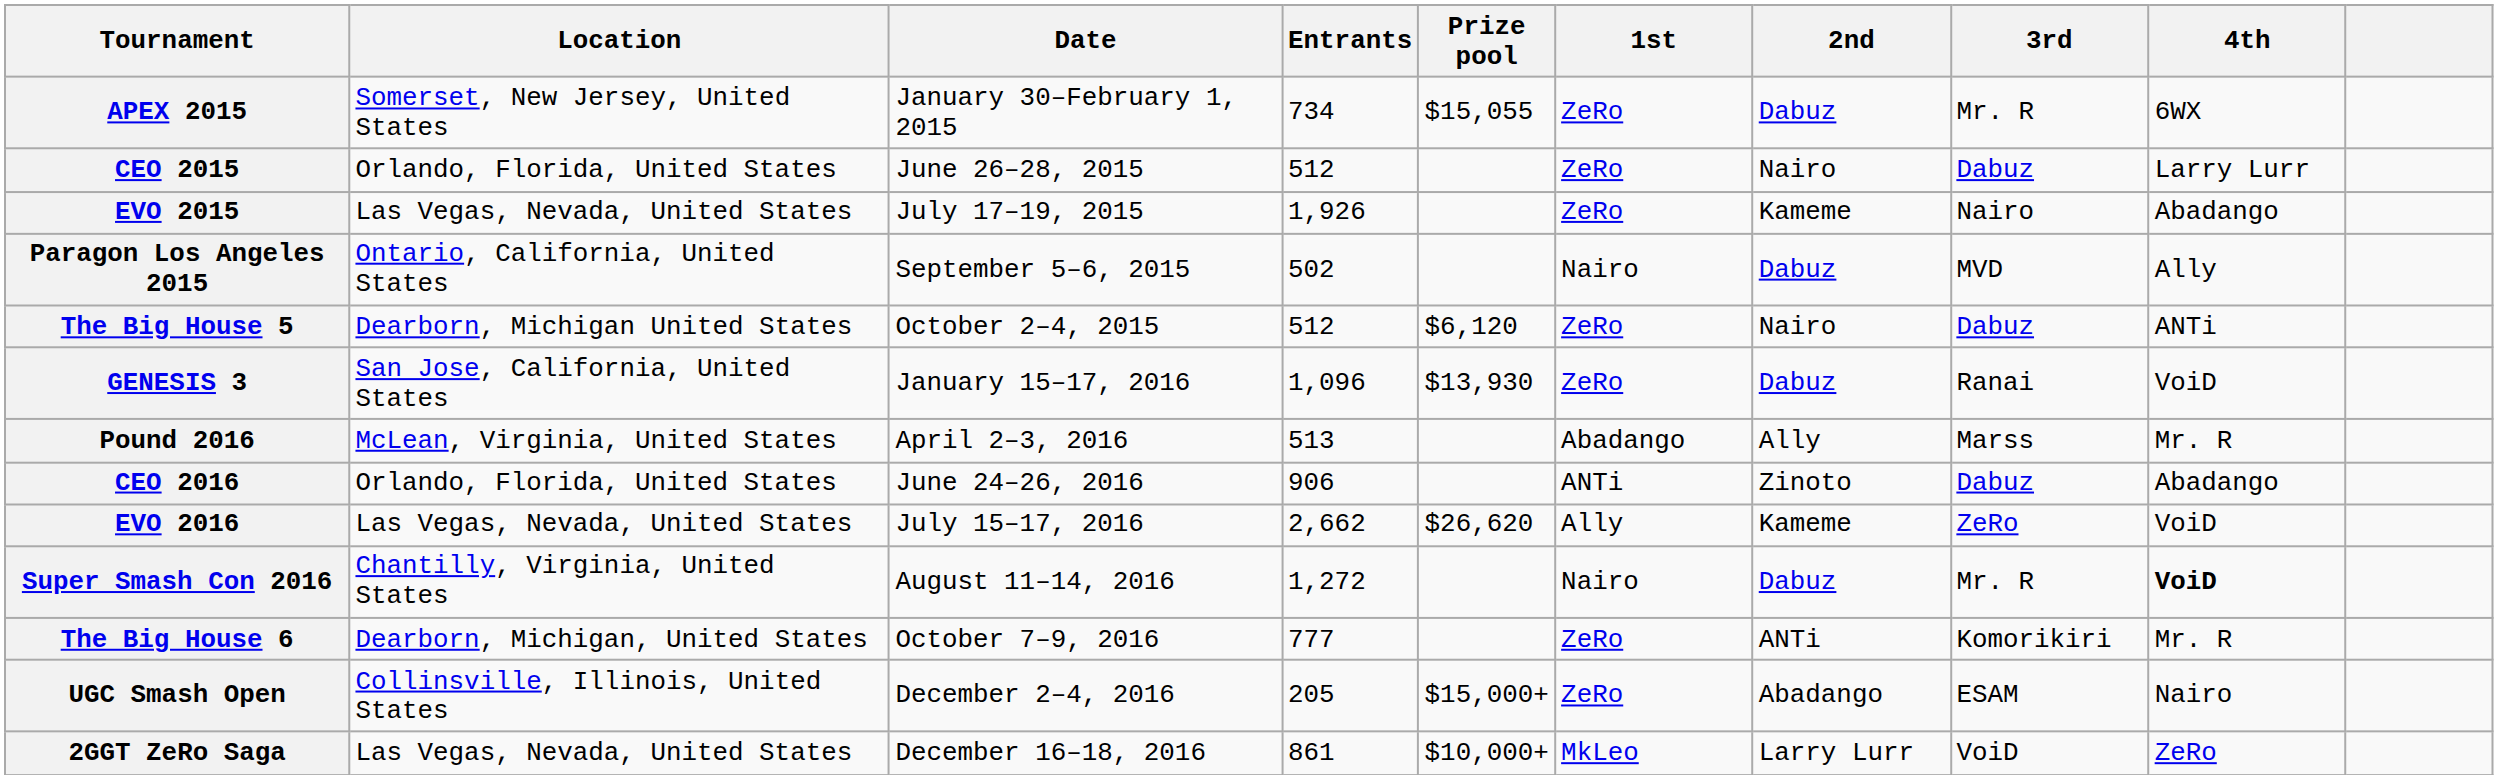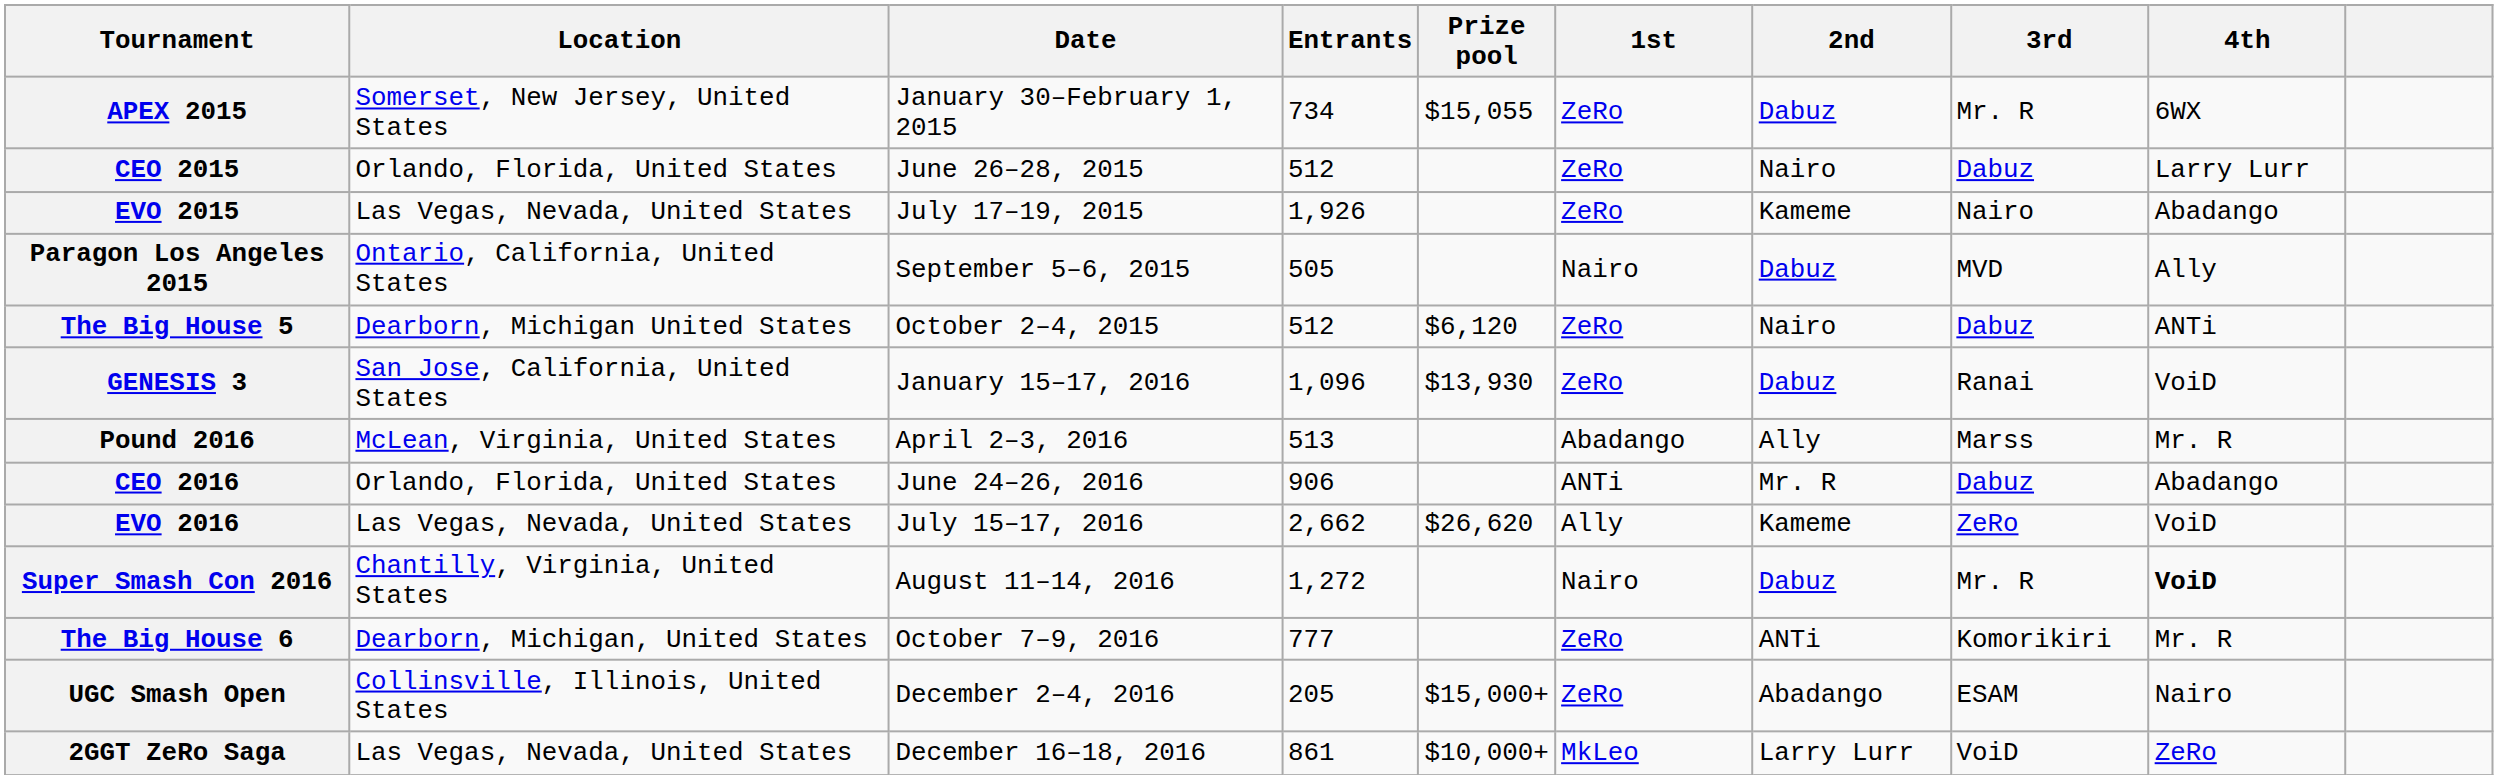(1311, 269) 502 -> (1311, 269) 505
(1805, 483) Zinoto -> (1798, 483) Mr. R
